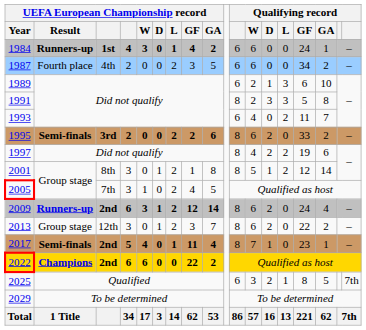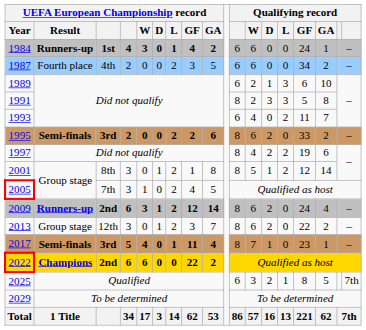(108, 243) 2nd -> (108, 243) 3rd
